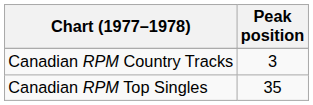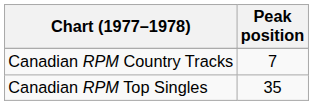(272, 61) 3 -> (272, 61) 7
